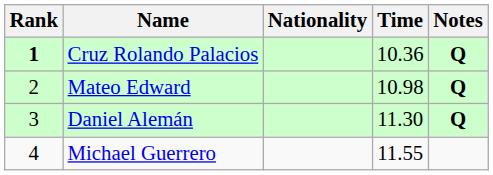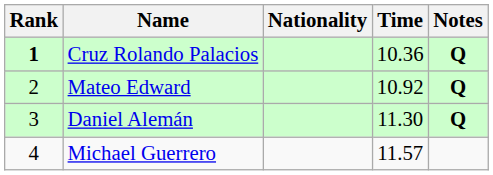(400, 86) 10.98 -> (400, 86) 10.92
(400, 152) 11.55 -> (400, 152) 11.57
